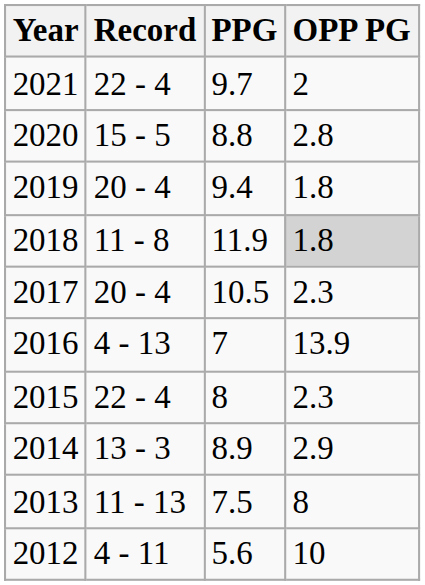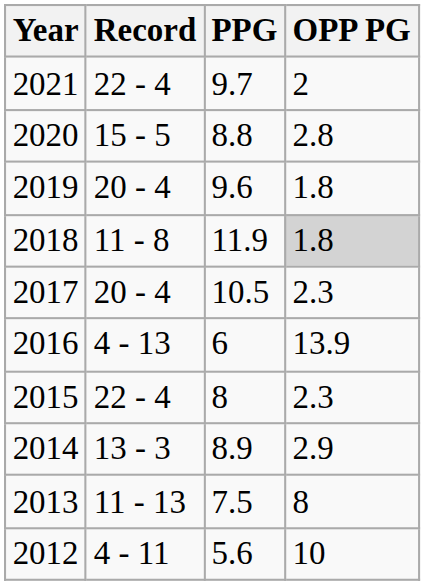(232, 187) 9.4 -> (232, 187) 9.6
(220, 344) 7 -> (220, 344) 6
